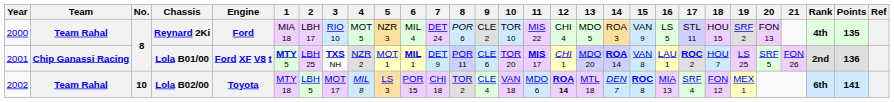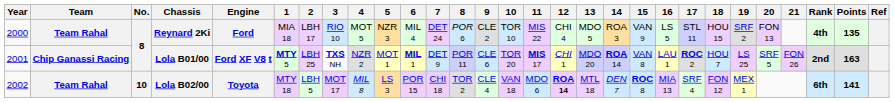(852, 58) 136 -> (852, 58) 163
